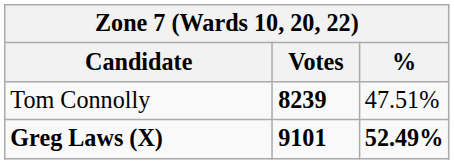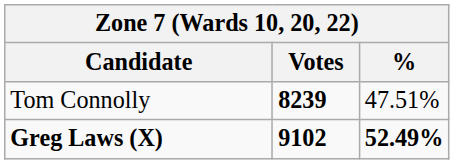(302, 138) 9101 -> (302, 138) 9102
